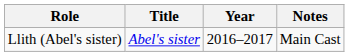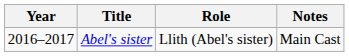columns swapped: (240, 16) <-> (65, 16)
